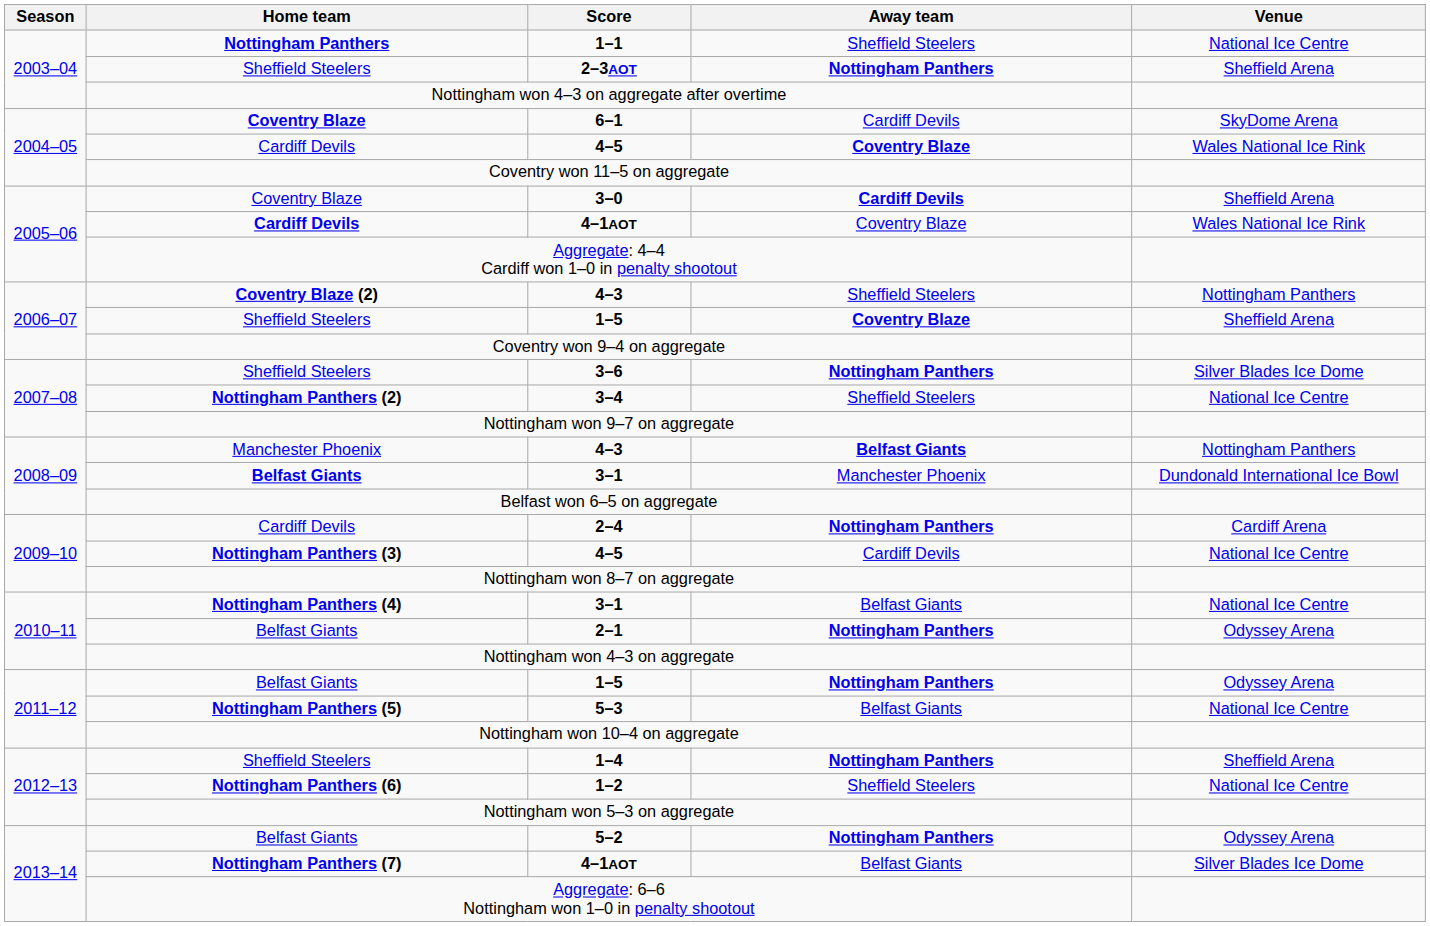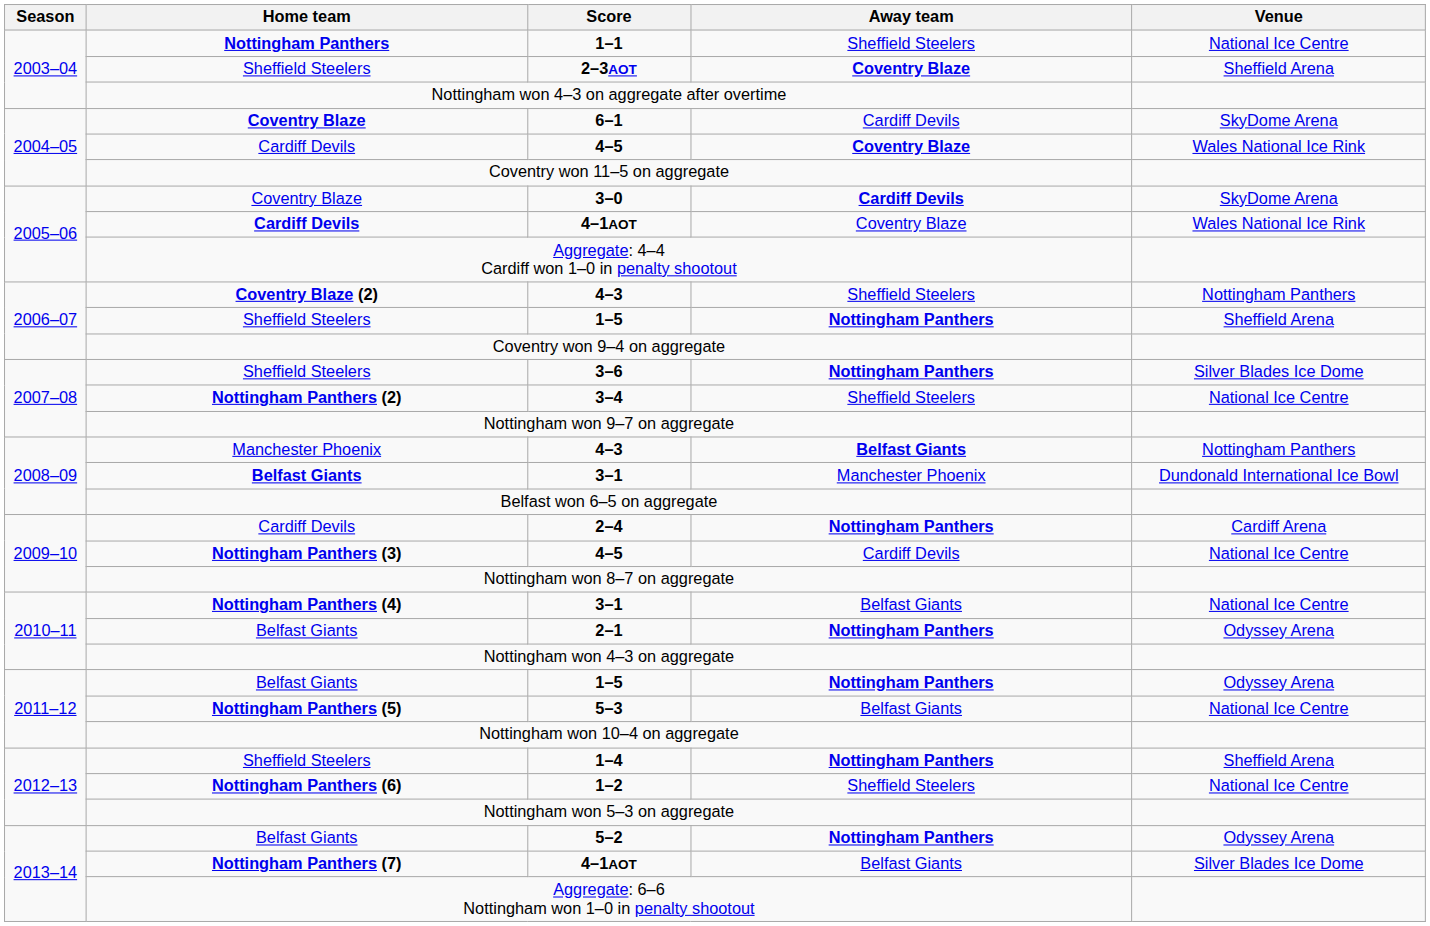(911, 69) Nottingham Panthers -> (911, 69) Coventry Blaze
(1279, 198) Sheffield Arena -> (1279, 198) SkyDome Arena
(911, 320) Coventry Blaze -> (911, 320) Nottingham Panthers
